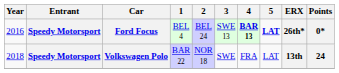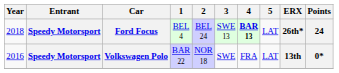(15, 31) 2016 -> (15, 31) 2018
(271, 31) bold -> (270, 31) normal
(320, 31) 0* -> (319, 31) 24
(15, 56) 2018 -> (15, 56) 2016
(320, 56) 24 -> (319, 56) 0*
